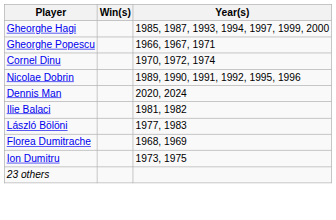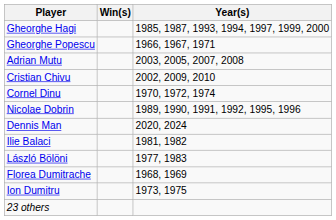+ row: (34, 61)
+ row: (39, 77)
